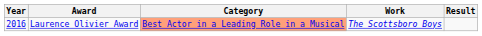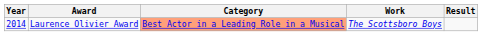(16, 24) 2016 -> (16, 24) 2014
